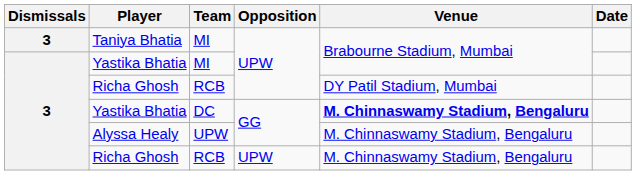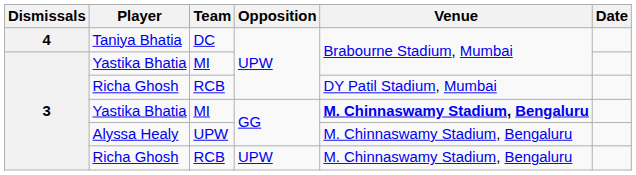(47, 39) 3 -> (47, 39) 4
(202, 39) MI -> (204, 39) DC
(204, 110) DC -> (202, 110) MI
